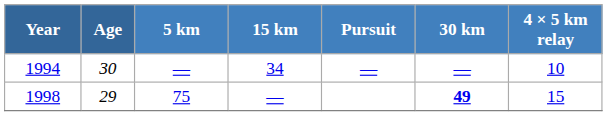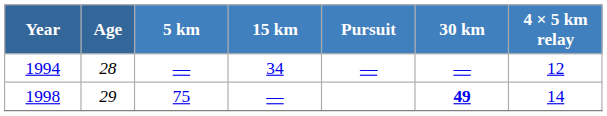(108, 68) 30 -> (108, 68) 28
(556, 68) 10 -> (556, 68) 12
(556, 96) 15 -> (556, 96) 14
